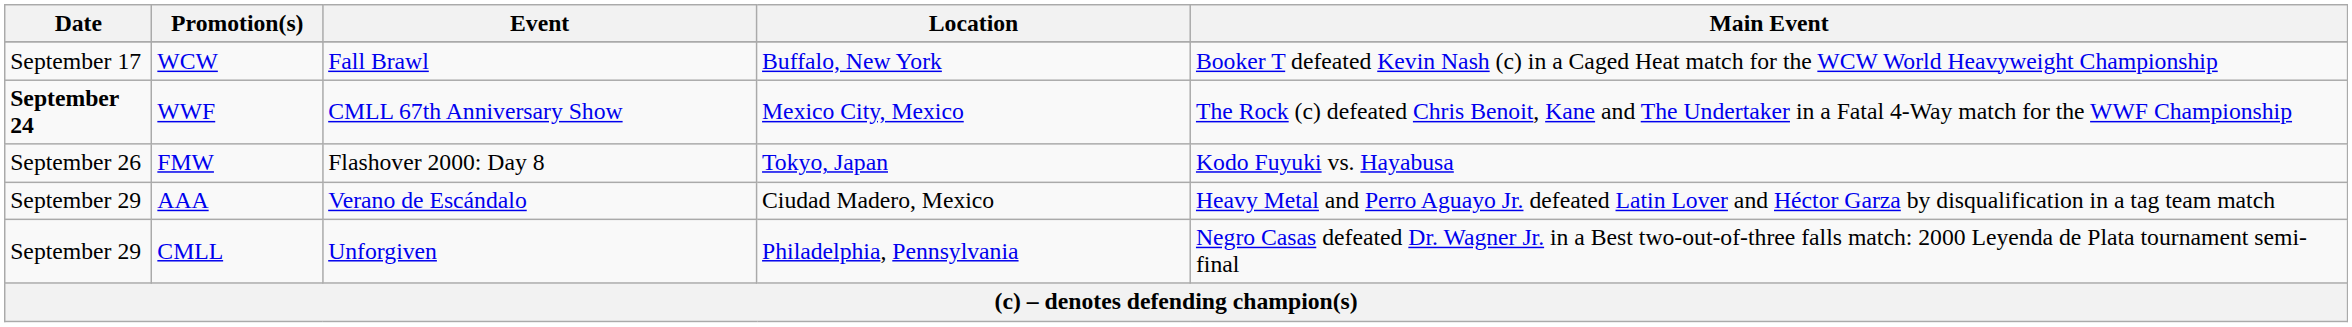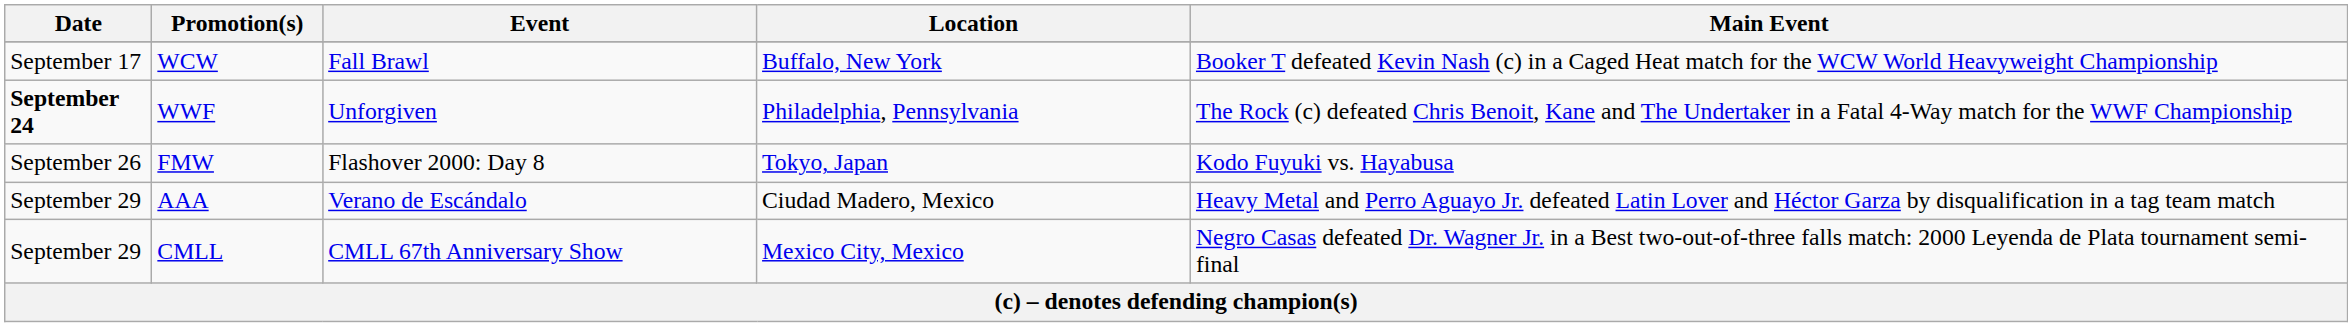(475, 111) CMLL 67th Anniversary Show -> (383, 111) Unforgiven
(863, 111) Mexico City, Mexico -> (890, 111) Philadelphia, Pennsylvania
(383, 251) Unforgiven -> (475, 251) CMLL 67th Anniversary Show
(890, 251) Philadelphia, Pennsylvania -> (863, 251) Mexico City, Mexico
